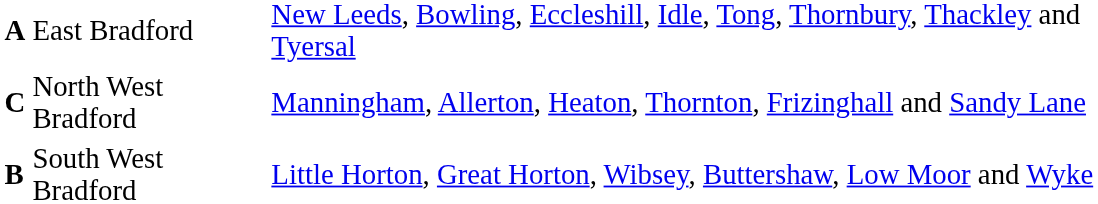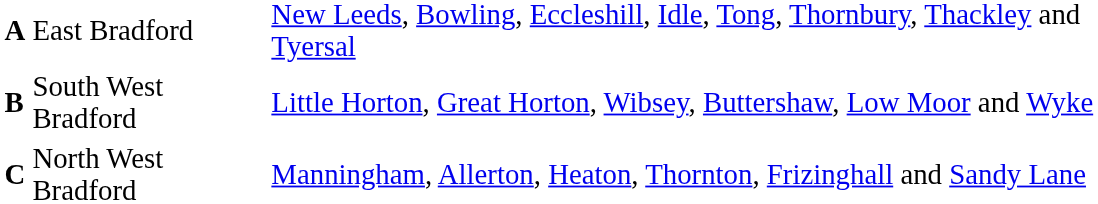rows swapped: (98, 174) <-> (98, 102)
